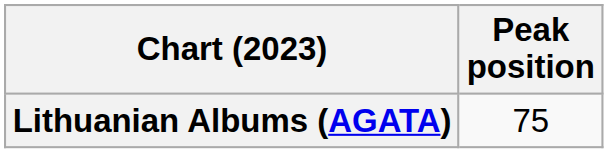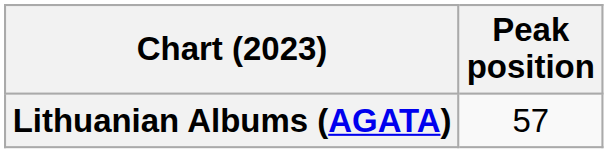(531, 119) 75 -> (531, 119) 57
